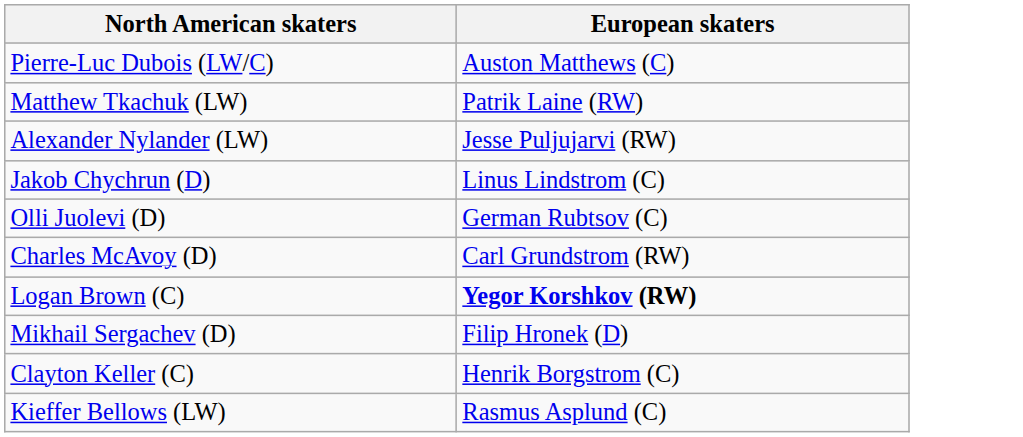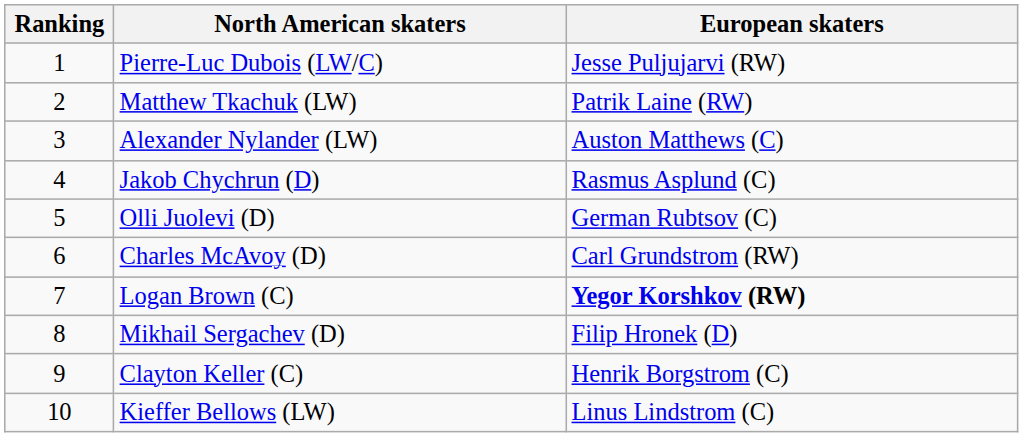+ column: (59, 23)
(568, 62) Auston Matthews (C) -> (678, 62) Jesse Puljujarvi (RW)
(569, 140) Jesse Puljujarvi (RW) -> (678, 140) Auston Matthews (C)
(564, 179) Linus Lindstrom (C) -> (674, 179) Rasmus Asplund (C)
(564, 412) Rasmus Asplund (C) -> (673, 412) Linus Lindstrom (C)
